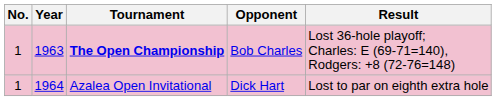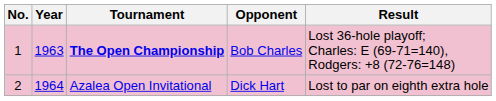(18, 86) 1 -> (18, 86) 2
